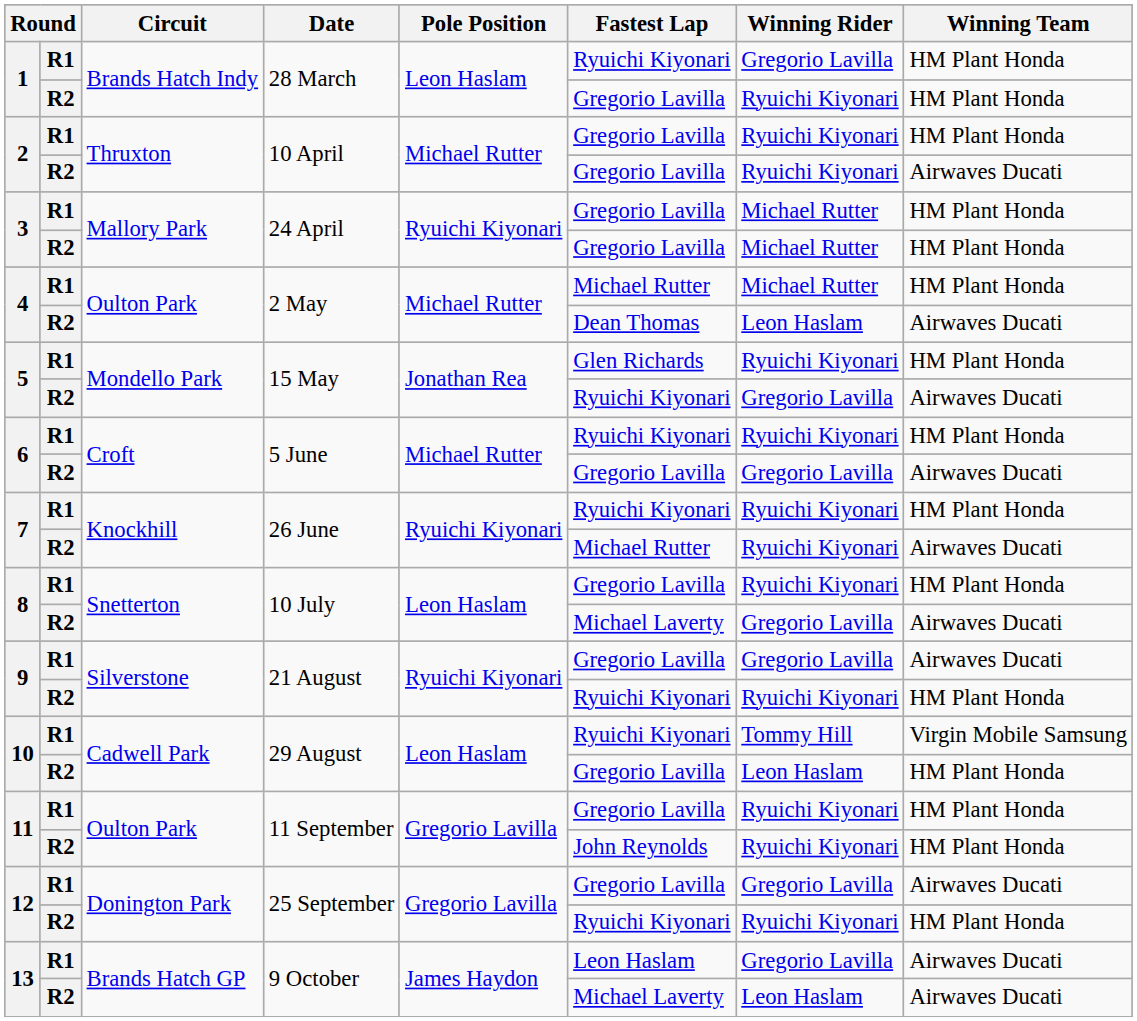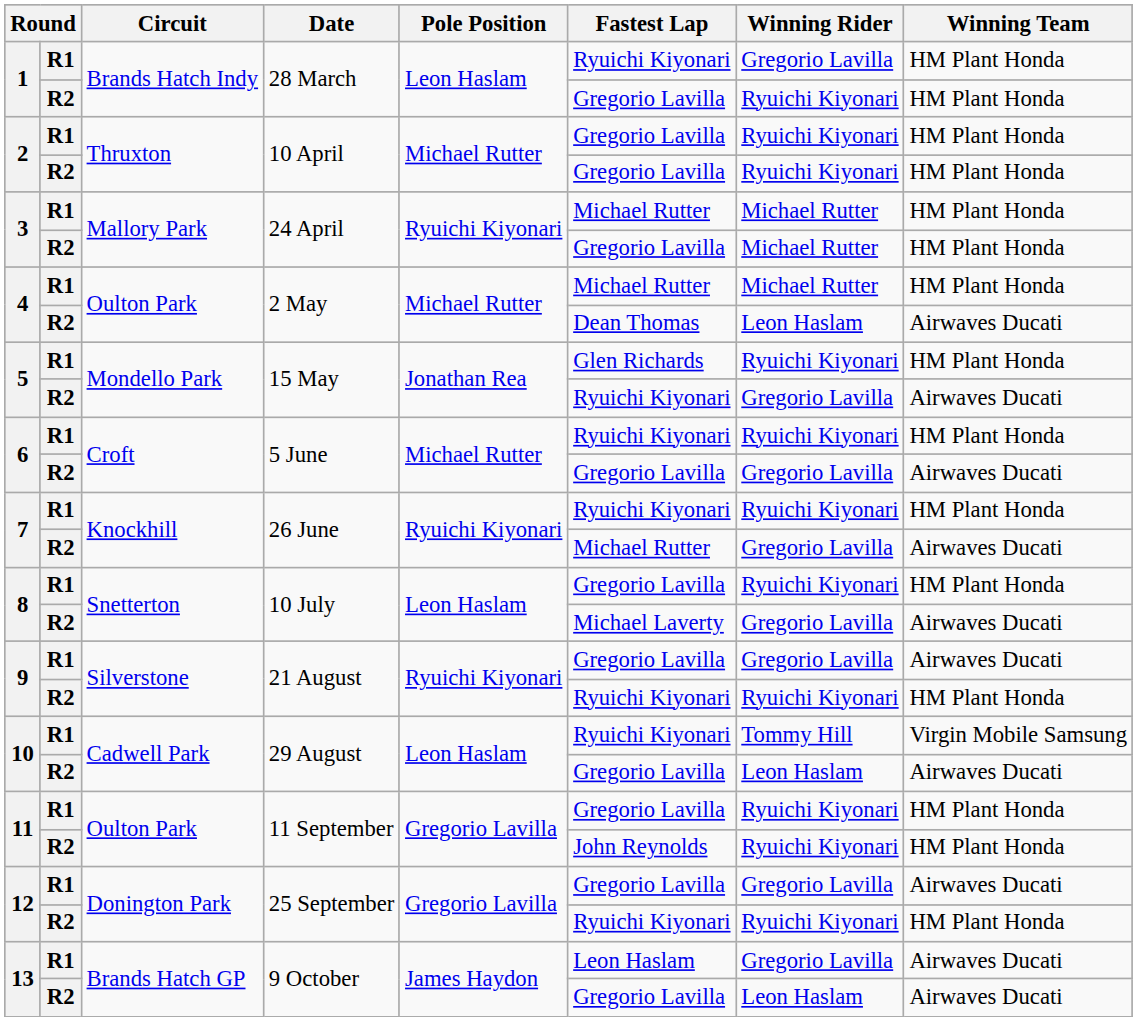(986, 172) Airwaves Ducati -> (987, 172) HM Plant Honda
(649, 210) Gregorio Lavilla -> (642, 210) Michael Rutter
(820, 547) Ryuichi Kiyonari -> (817, 547) Gregorio Lavilla
(987, 772) HM Plant Honda -> (986, 772) Airwaves Ducati
(648, 997) Michael Laverty -> (649, 997) Gregorio Lavilla
